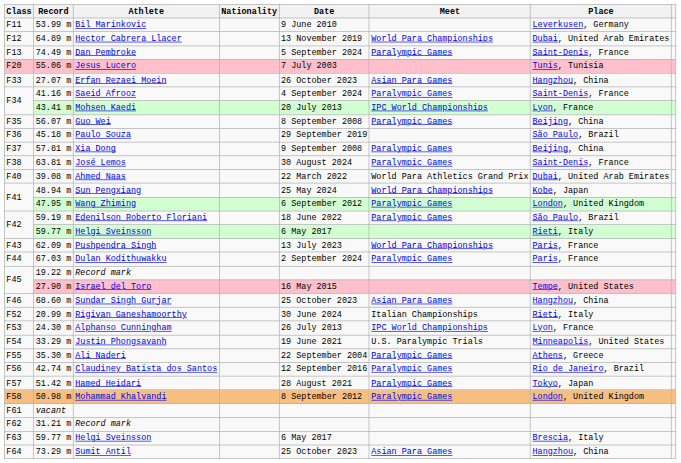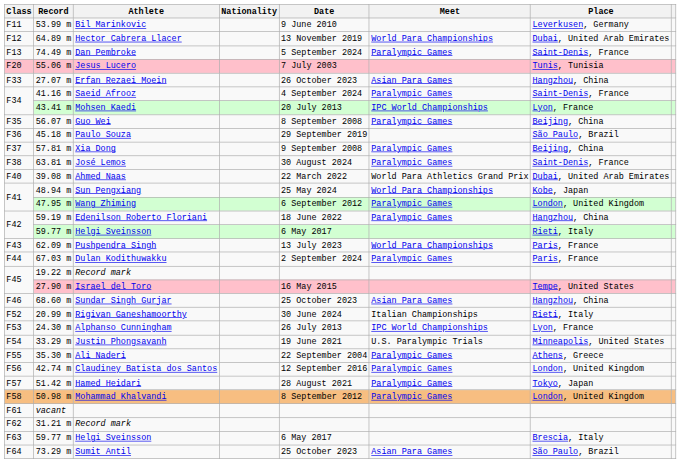(576, 218) São Paulo, Brazil -> (571, 218) Hangzhou, China
(588, 369) Rio de Janeiro, Brazil -> (588, 369) London, United Kingdom
(571, 452) Hangzhou, China -> (576, 452) São Paulo, Brazil
